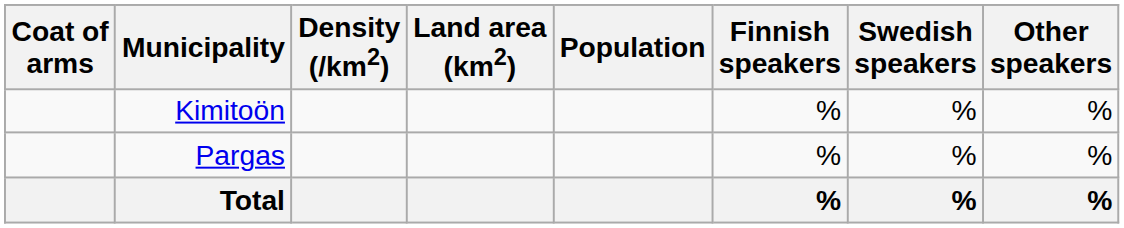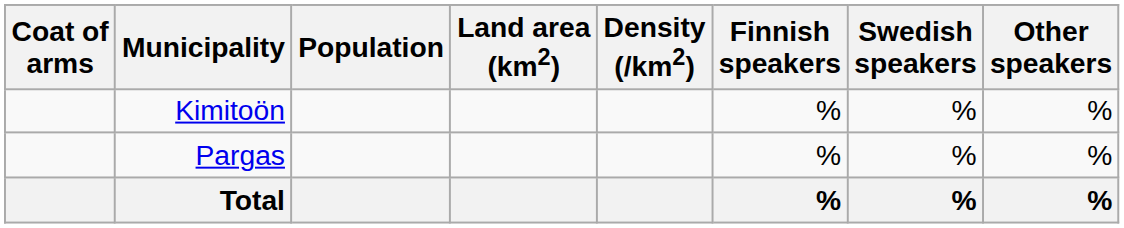columns swapped: (633, 47) <-> (349, 47)
